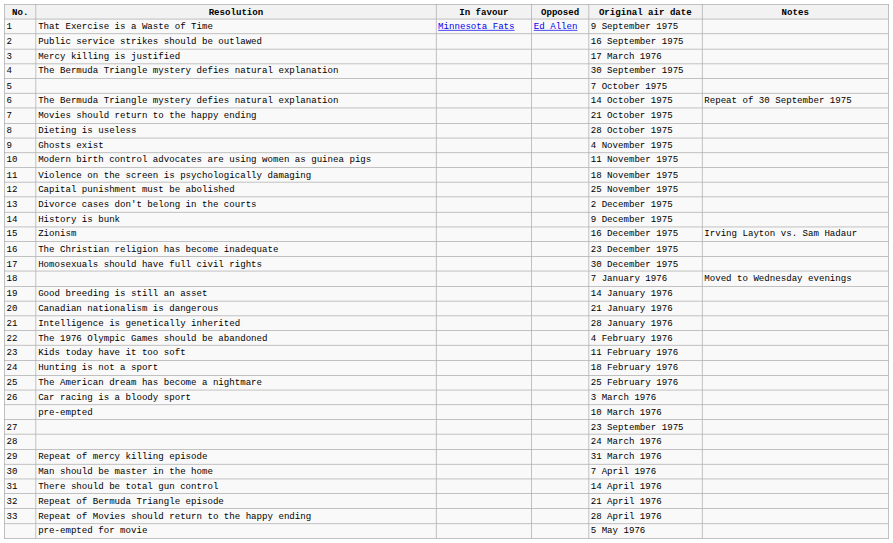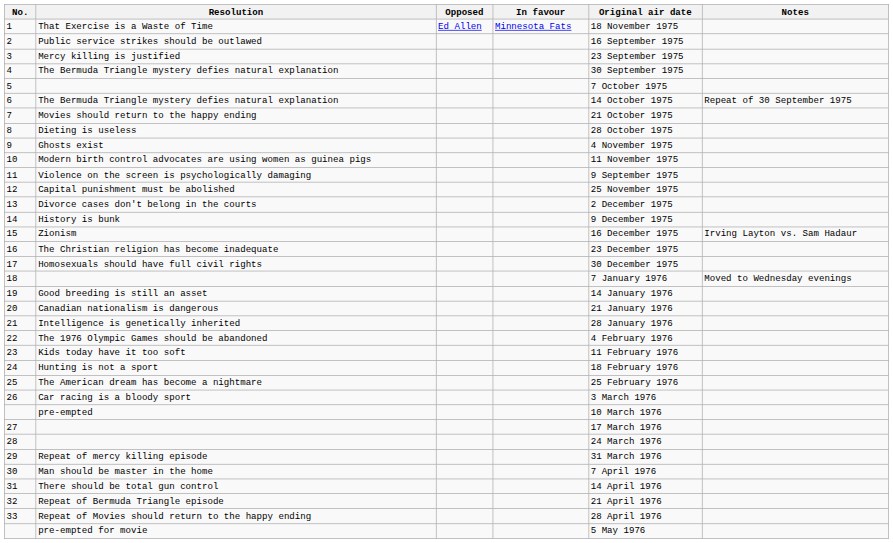columns swapped: (484, 12) <-> (560, 12)
(634, 27) 9 September 1975 -> (634, 27) 18 November 1975
(626, 56) 17 March 1976 -> (637, 56) 23 September 1975
(634, 175) 18 November 1975 -> (634, 175) 9 September 1975
(637, 427) 23 September 1975 -> (626, 427) 17 March 1976
